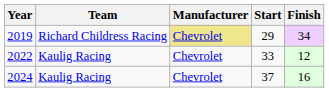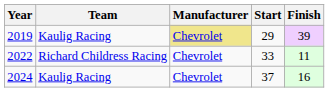(103, 35) Richard Childress Racing -> (75, 35) Kaulig Racing
(304, 35) 34 -> (304, 35) 39
(75, 56) Kaulig Racing -> (103, 56) Richard Childress Racing
(304, 56) 12 -> (304, 56) 11
